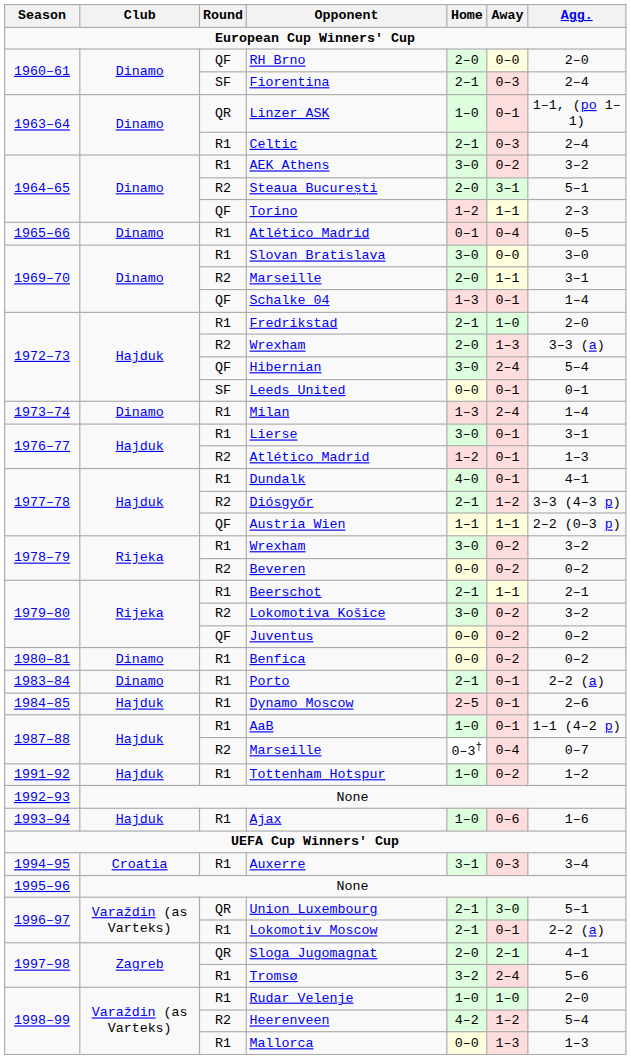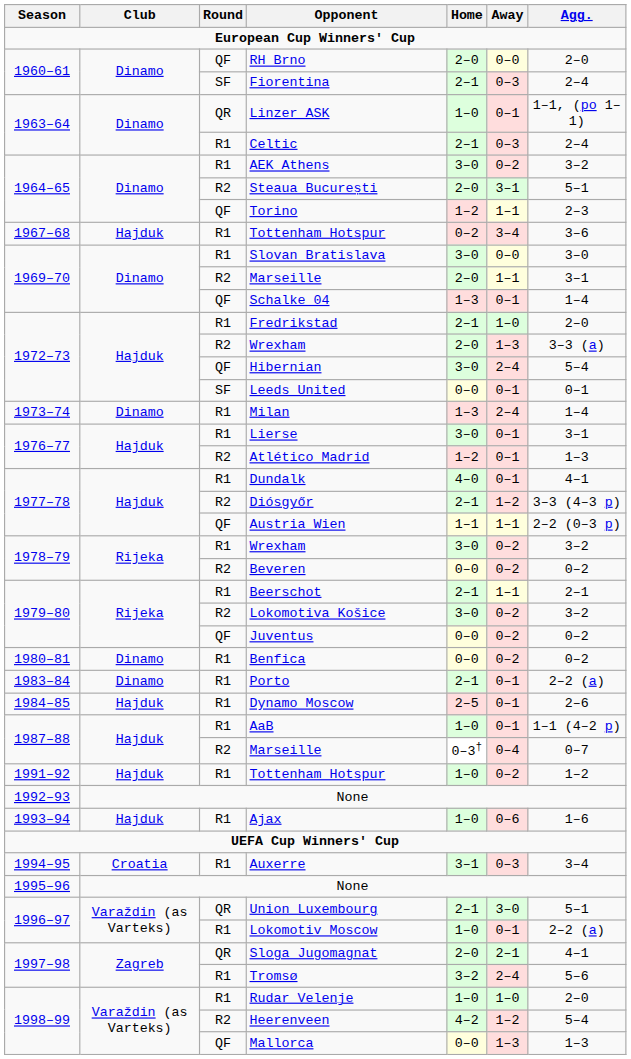- row: (42, 233)
+ row: (42, 233)
(467, 931) 2–1 -> (467, 931) 1–0
(223, 1043) R1 -> (223, 1043) QF
